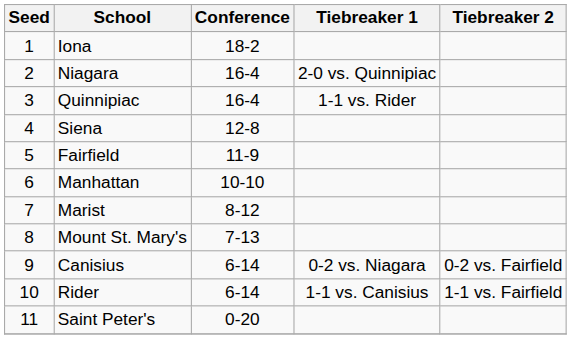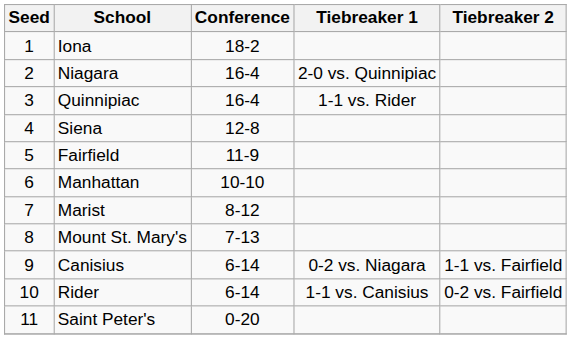(503, 264) 0-2 vs. Fairfield -> (503, 264) 1-1 vs. Fairfield
(503, 292) 1-1 vs. Fairfield -> (503, 292) 0-2 vs. Fairfield
